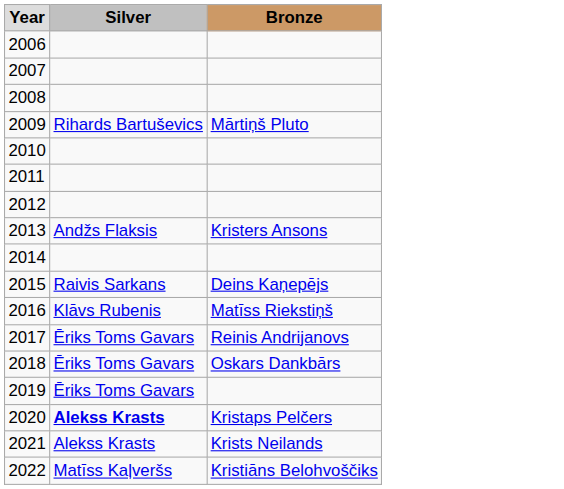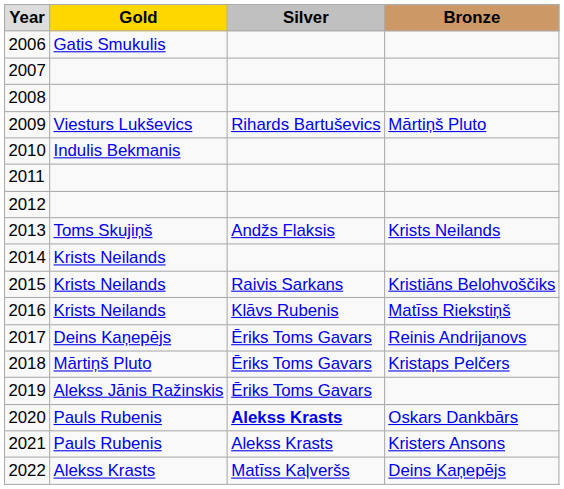+ column: (138, 17)
(269, 230) Kristers Ansons -> (444, 230) Krists Neilands
(269, 284) Deins Kaņepējs -> (472, 284) Kristiāns Belohvoščiks
(276, 364) Oskars Dankbārs -> (449, 364) Kristaps Pelčers
(271, 417) Kristaps Pelčers -> (453, 417) Oskars Dankbārs
(267, 444) Krists Neilands -> (447, 444) Kristers Ansons
(294, 470) Kristiāns Belohvoščiks -> (447, 470) Deins Kaņepējs
